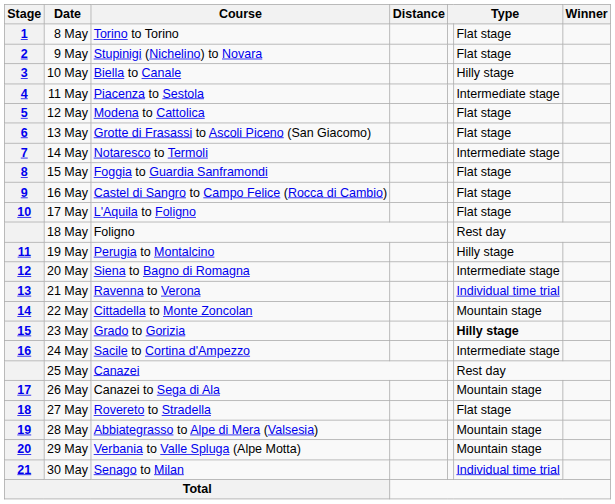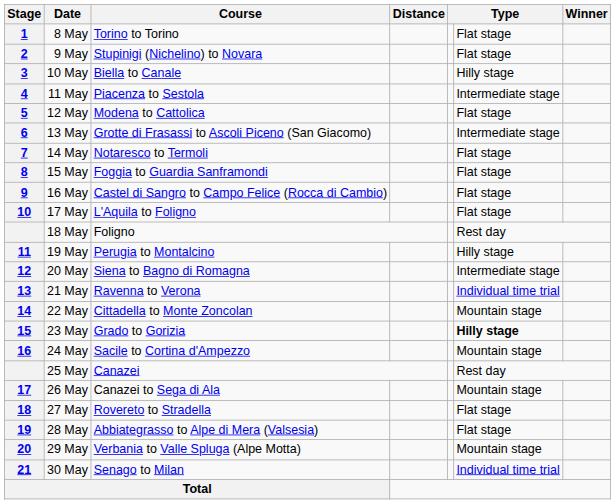(484, 133) Flat stage -> (508, 133) Intermediate stage
(508, 152) Intermediate stage -> (484, 152) Flat stage
(508, 350) Intermediate stage -> (499, 350) Mountain stage
(499, 430) Mountain stage -> (484, 430) Flat stage
